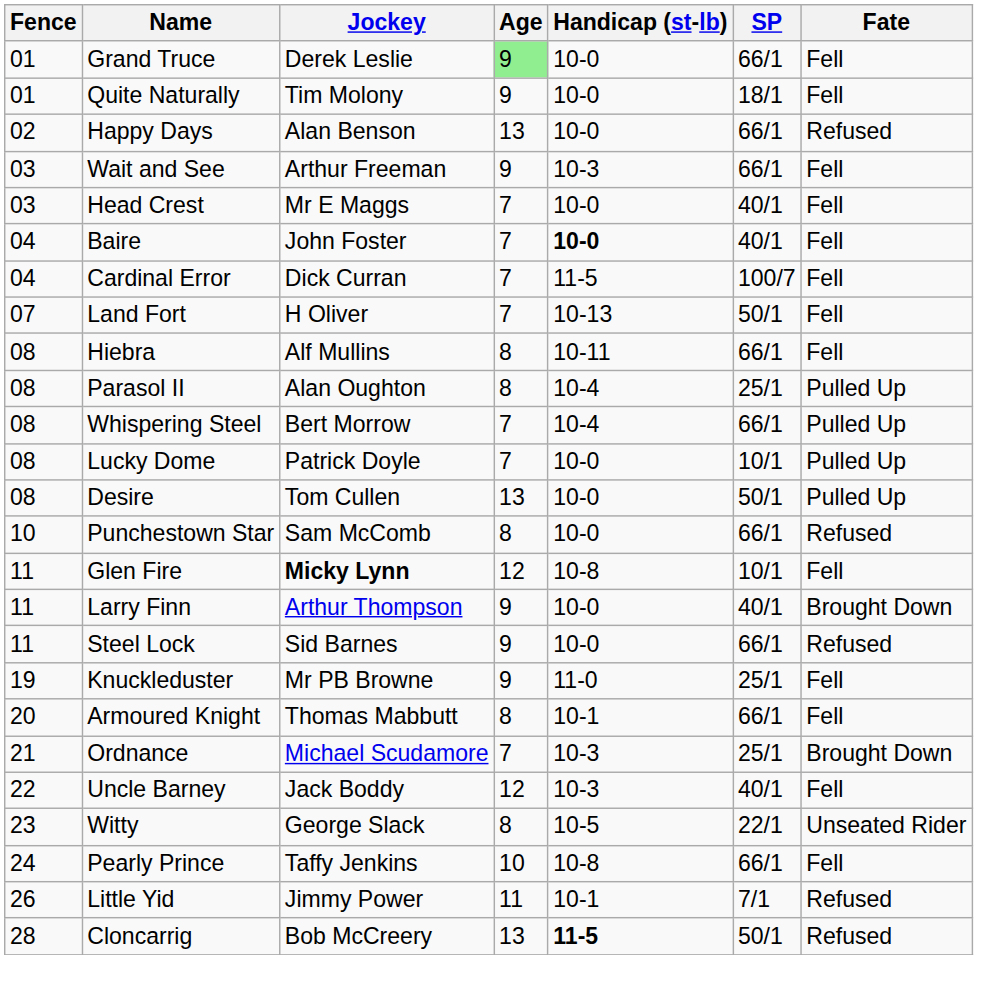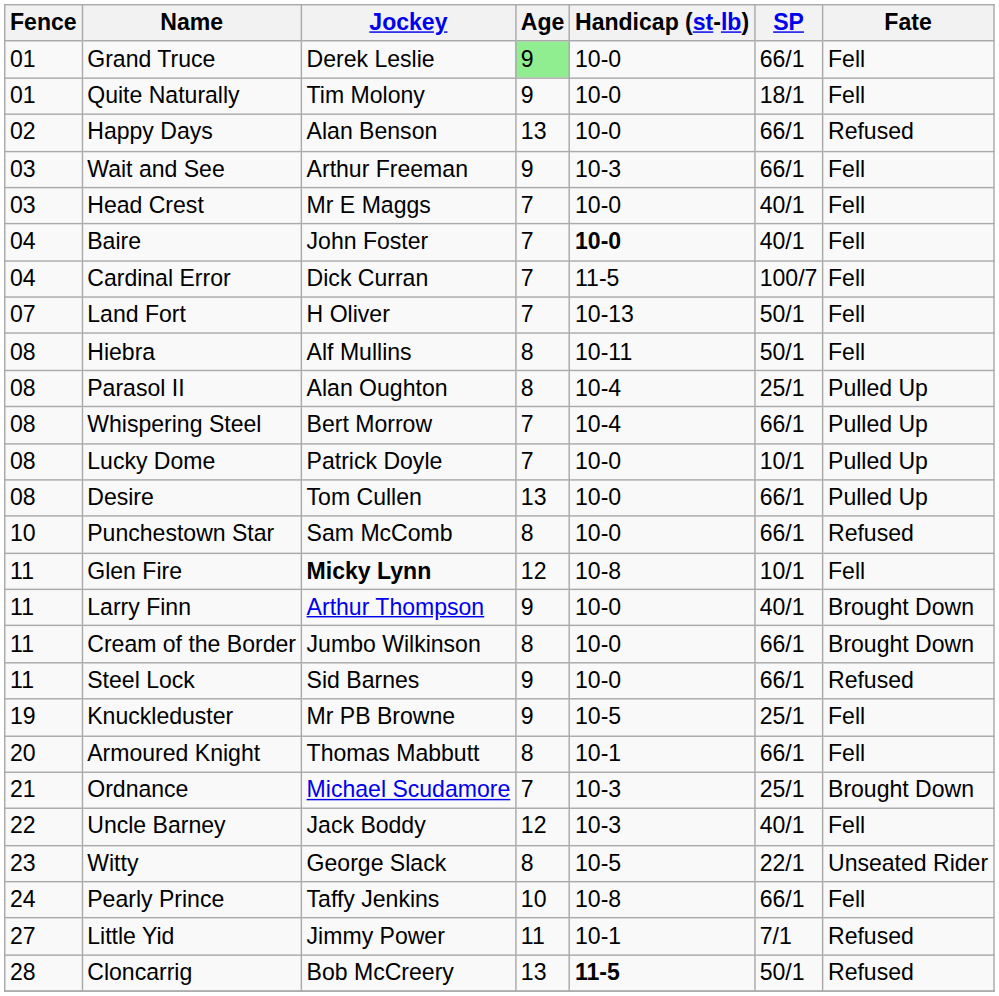(760, 351) 66/1 -> (782, 351) 50/1
(760, 497) 50/1 -> (782, 497) 66/1
+ row: (192, 643)
(575, 680) 11-0 -> (598, 717) 10-5
(23, 899) 26 -> (23, 936) 27
